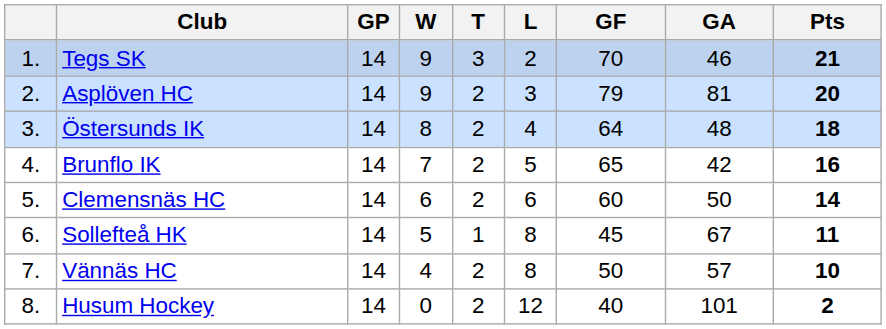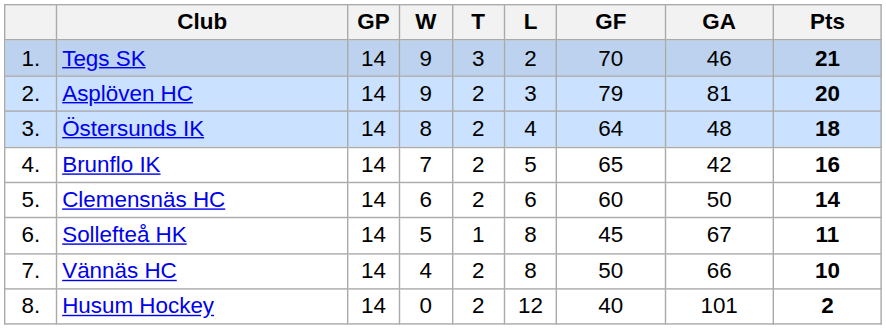(719, 270) 57 -> (719, 270) 66
